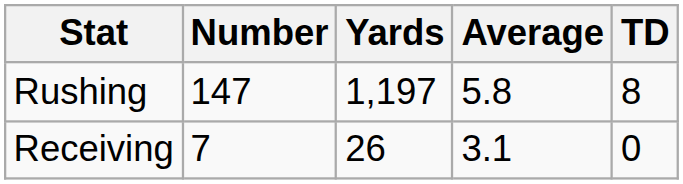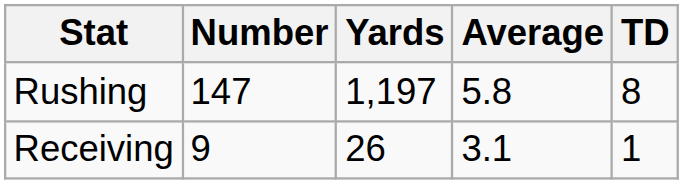(201, 149) 7 -> (201, 149) 9
(631, 149) 0 -> (631, 149) 1
